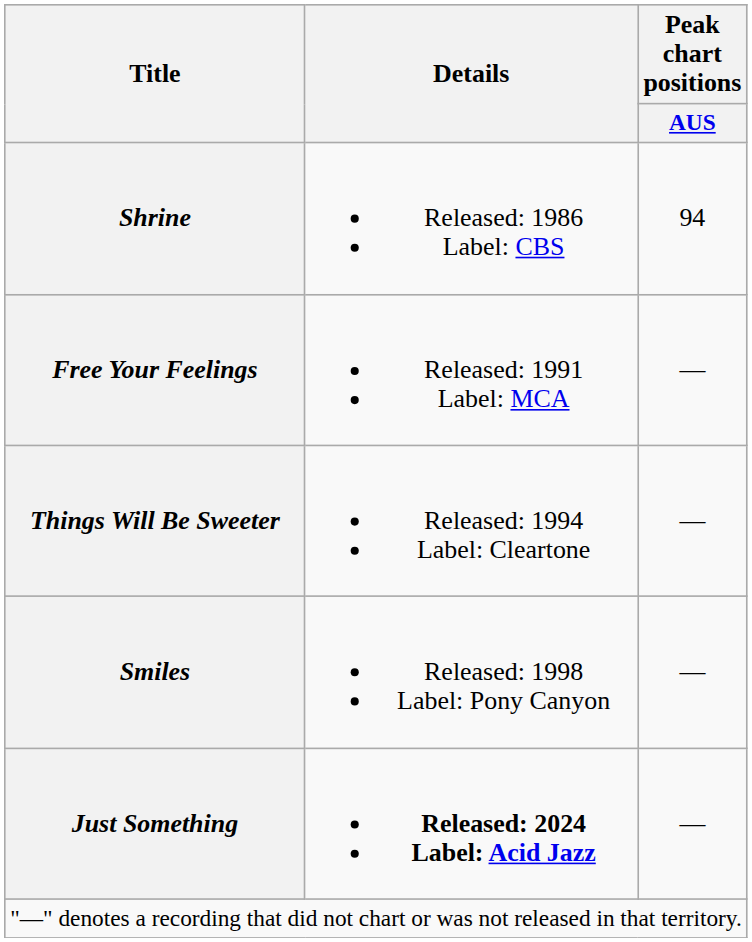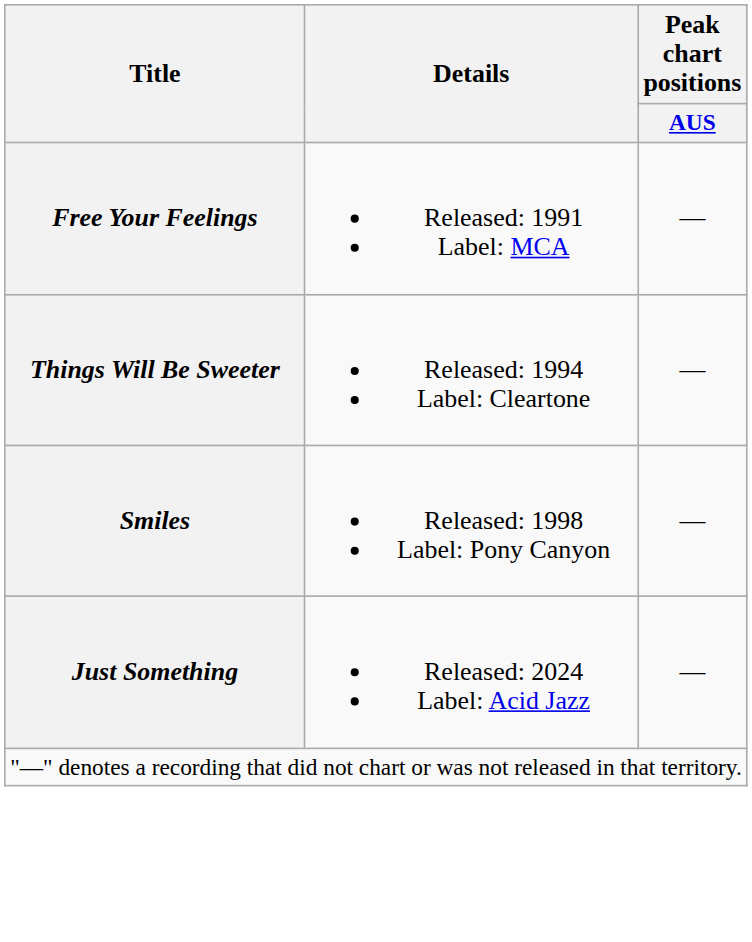- row: (155, 218)
(471, 838) bold -> (471, 687) normal
